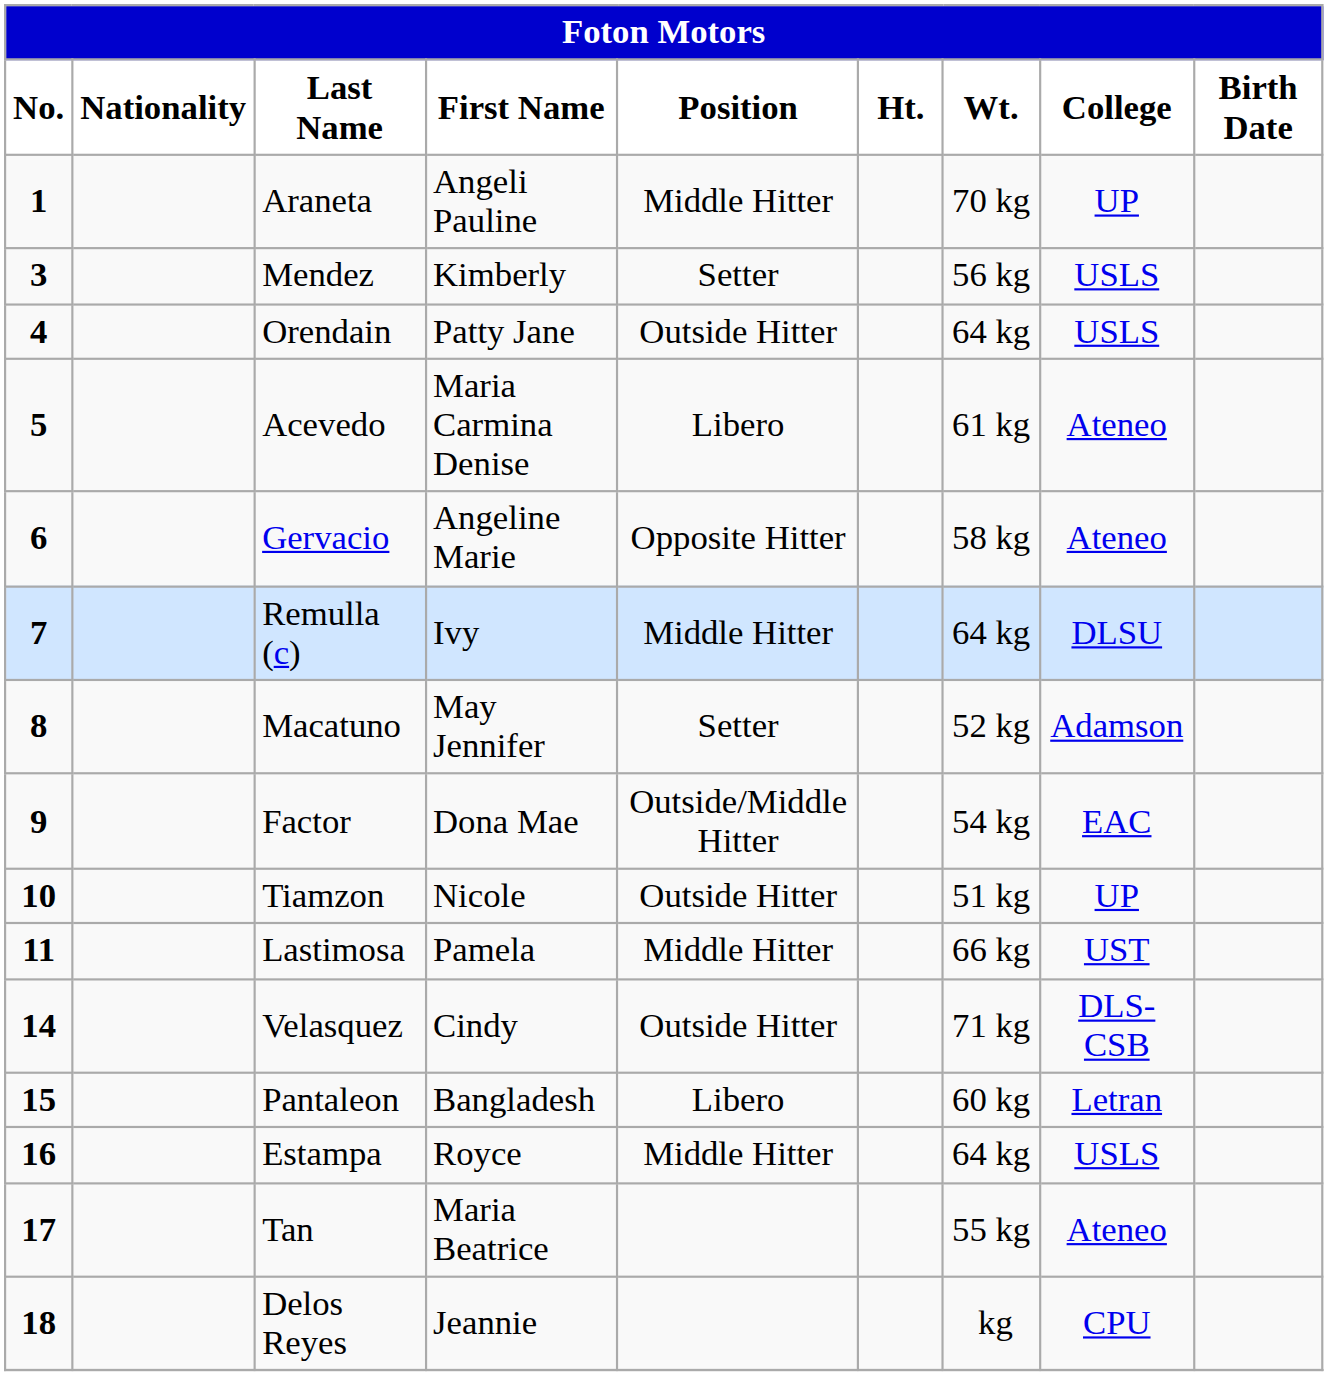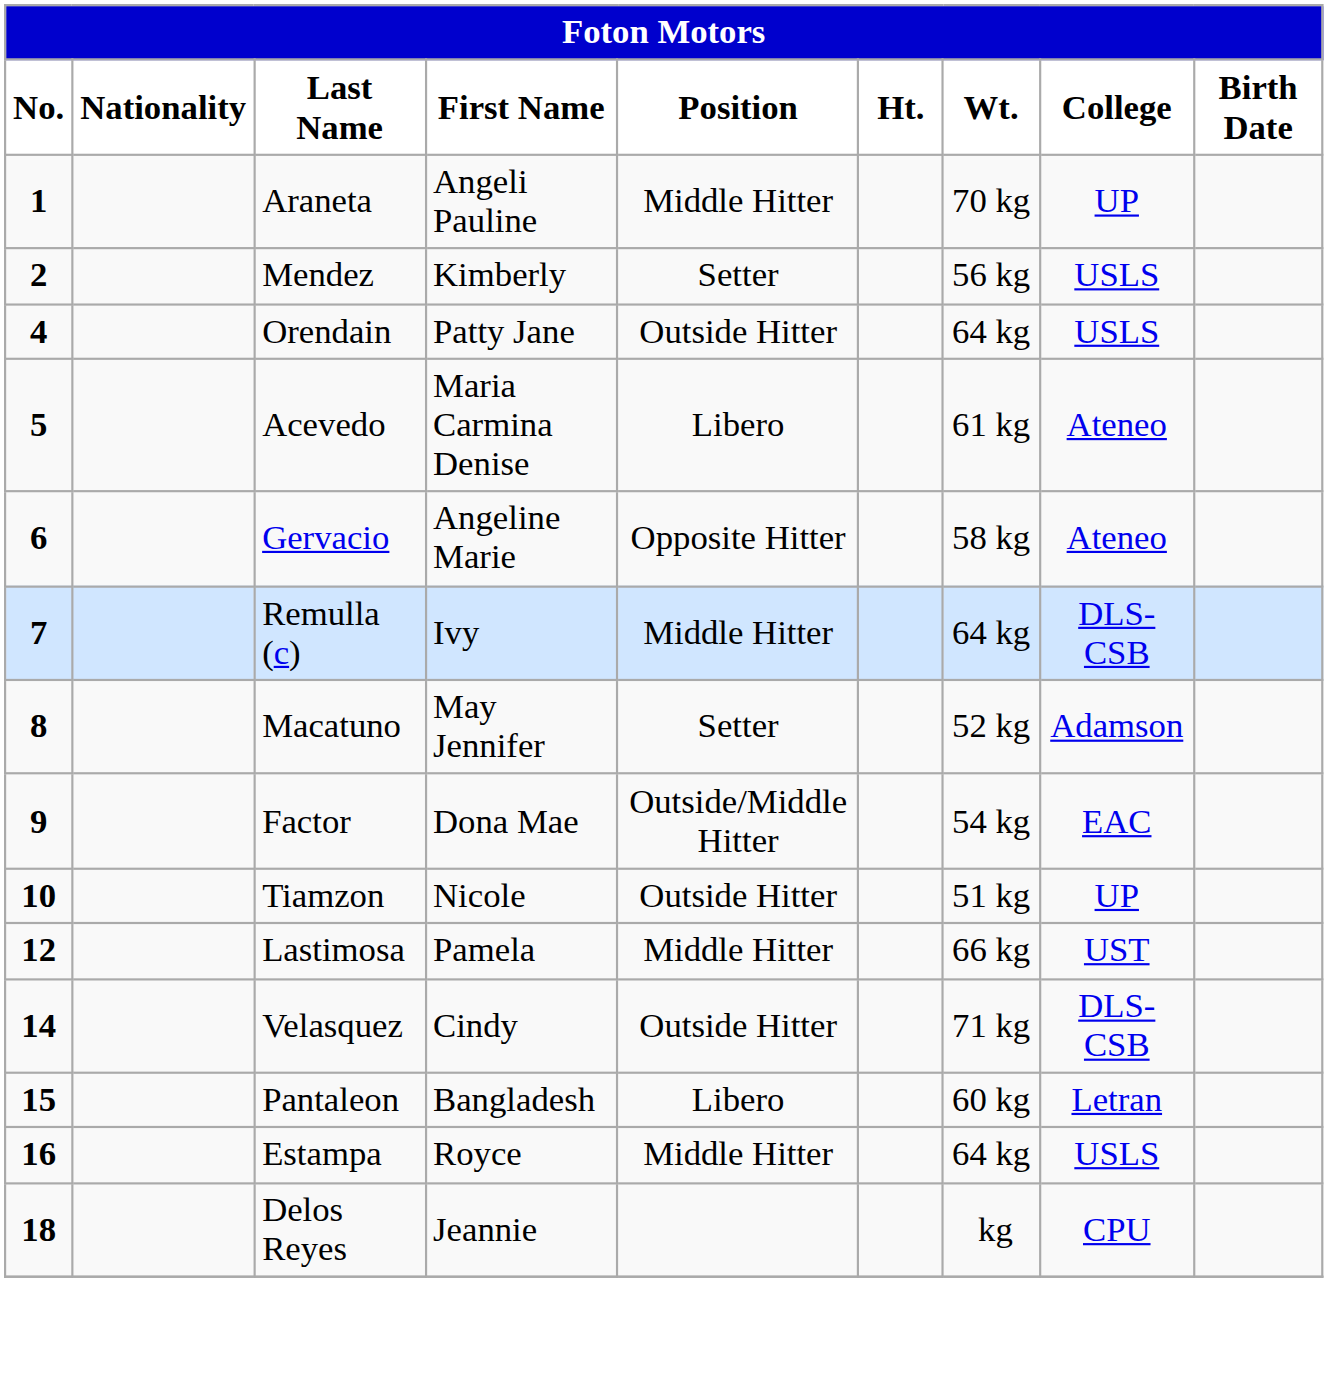(39, 275) 3 -> (39, 275) 2
(1117, 632) DLSU -> (1117, 632) DLS-CSB
(39, 950) 11 -> (39, 950) 12
- row: (288, 1229)
